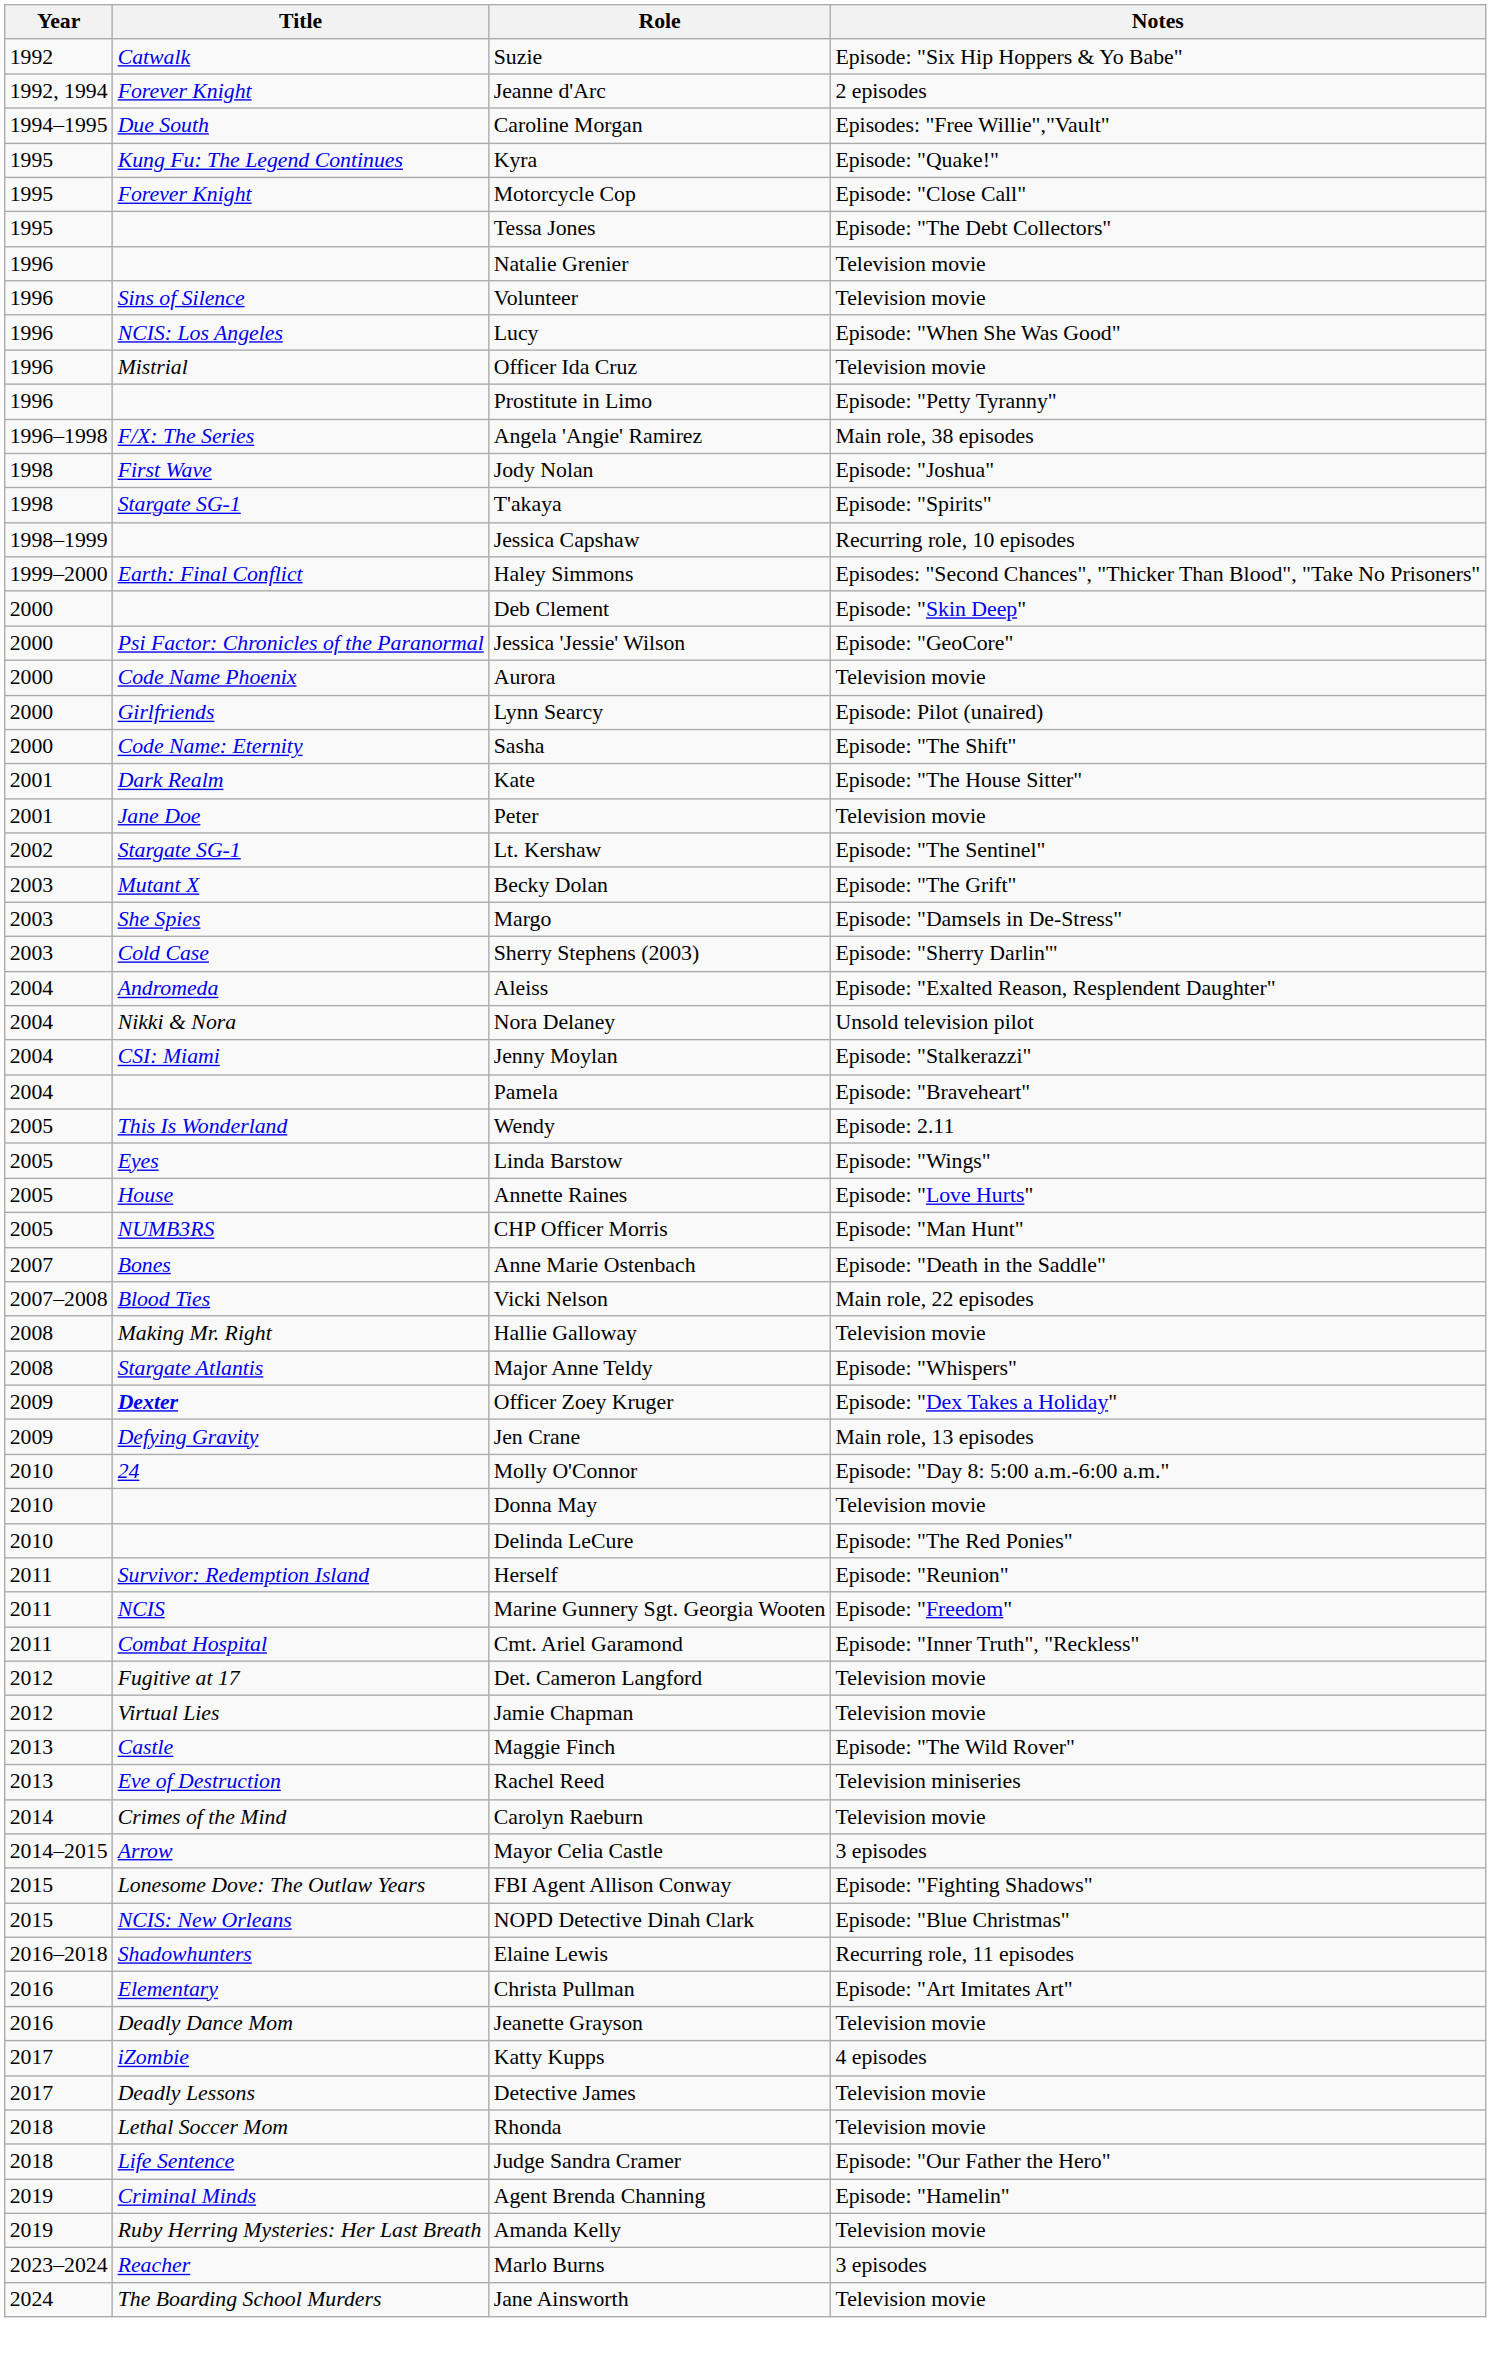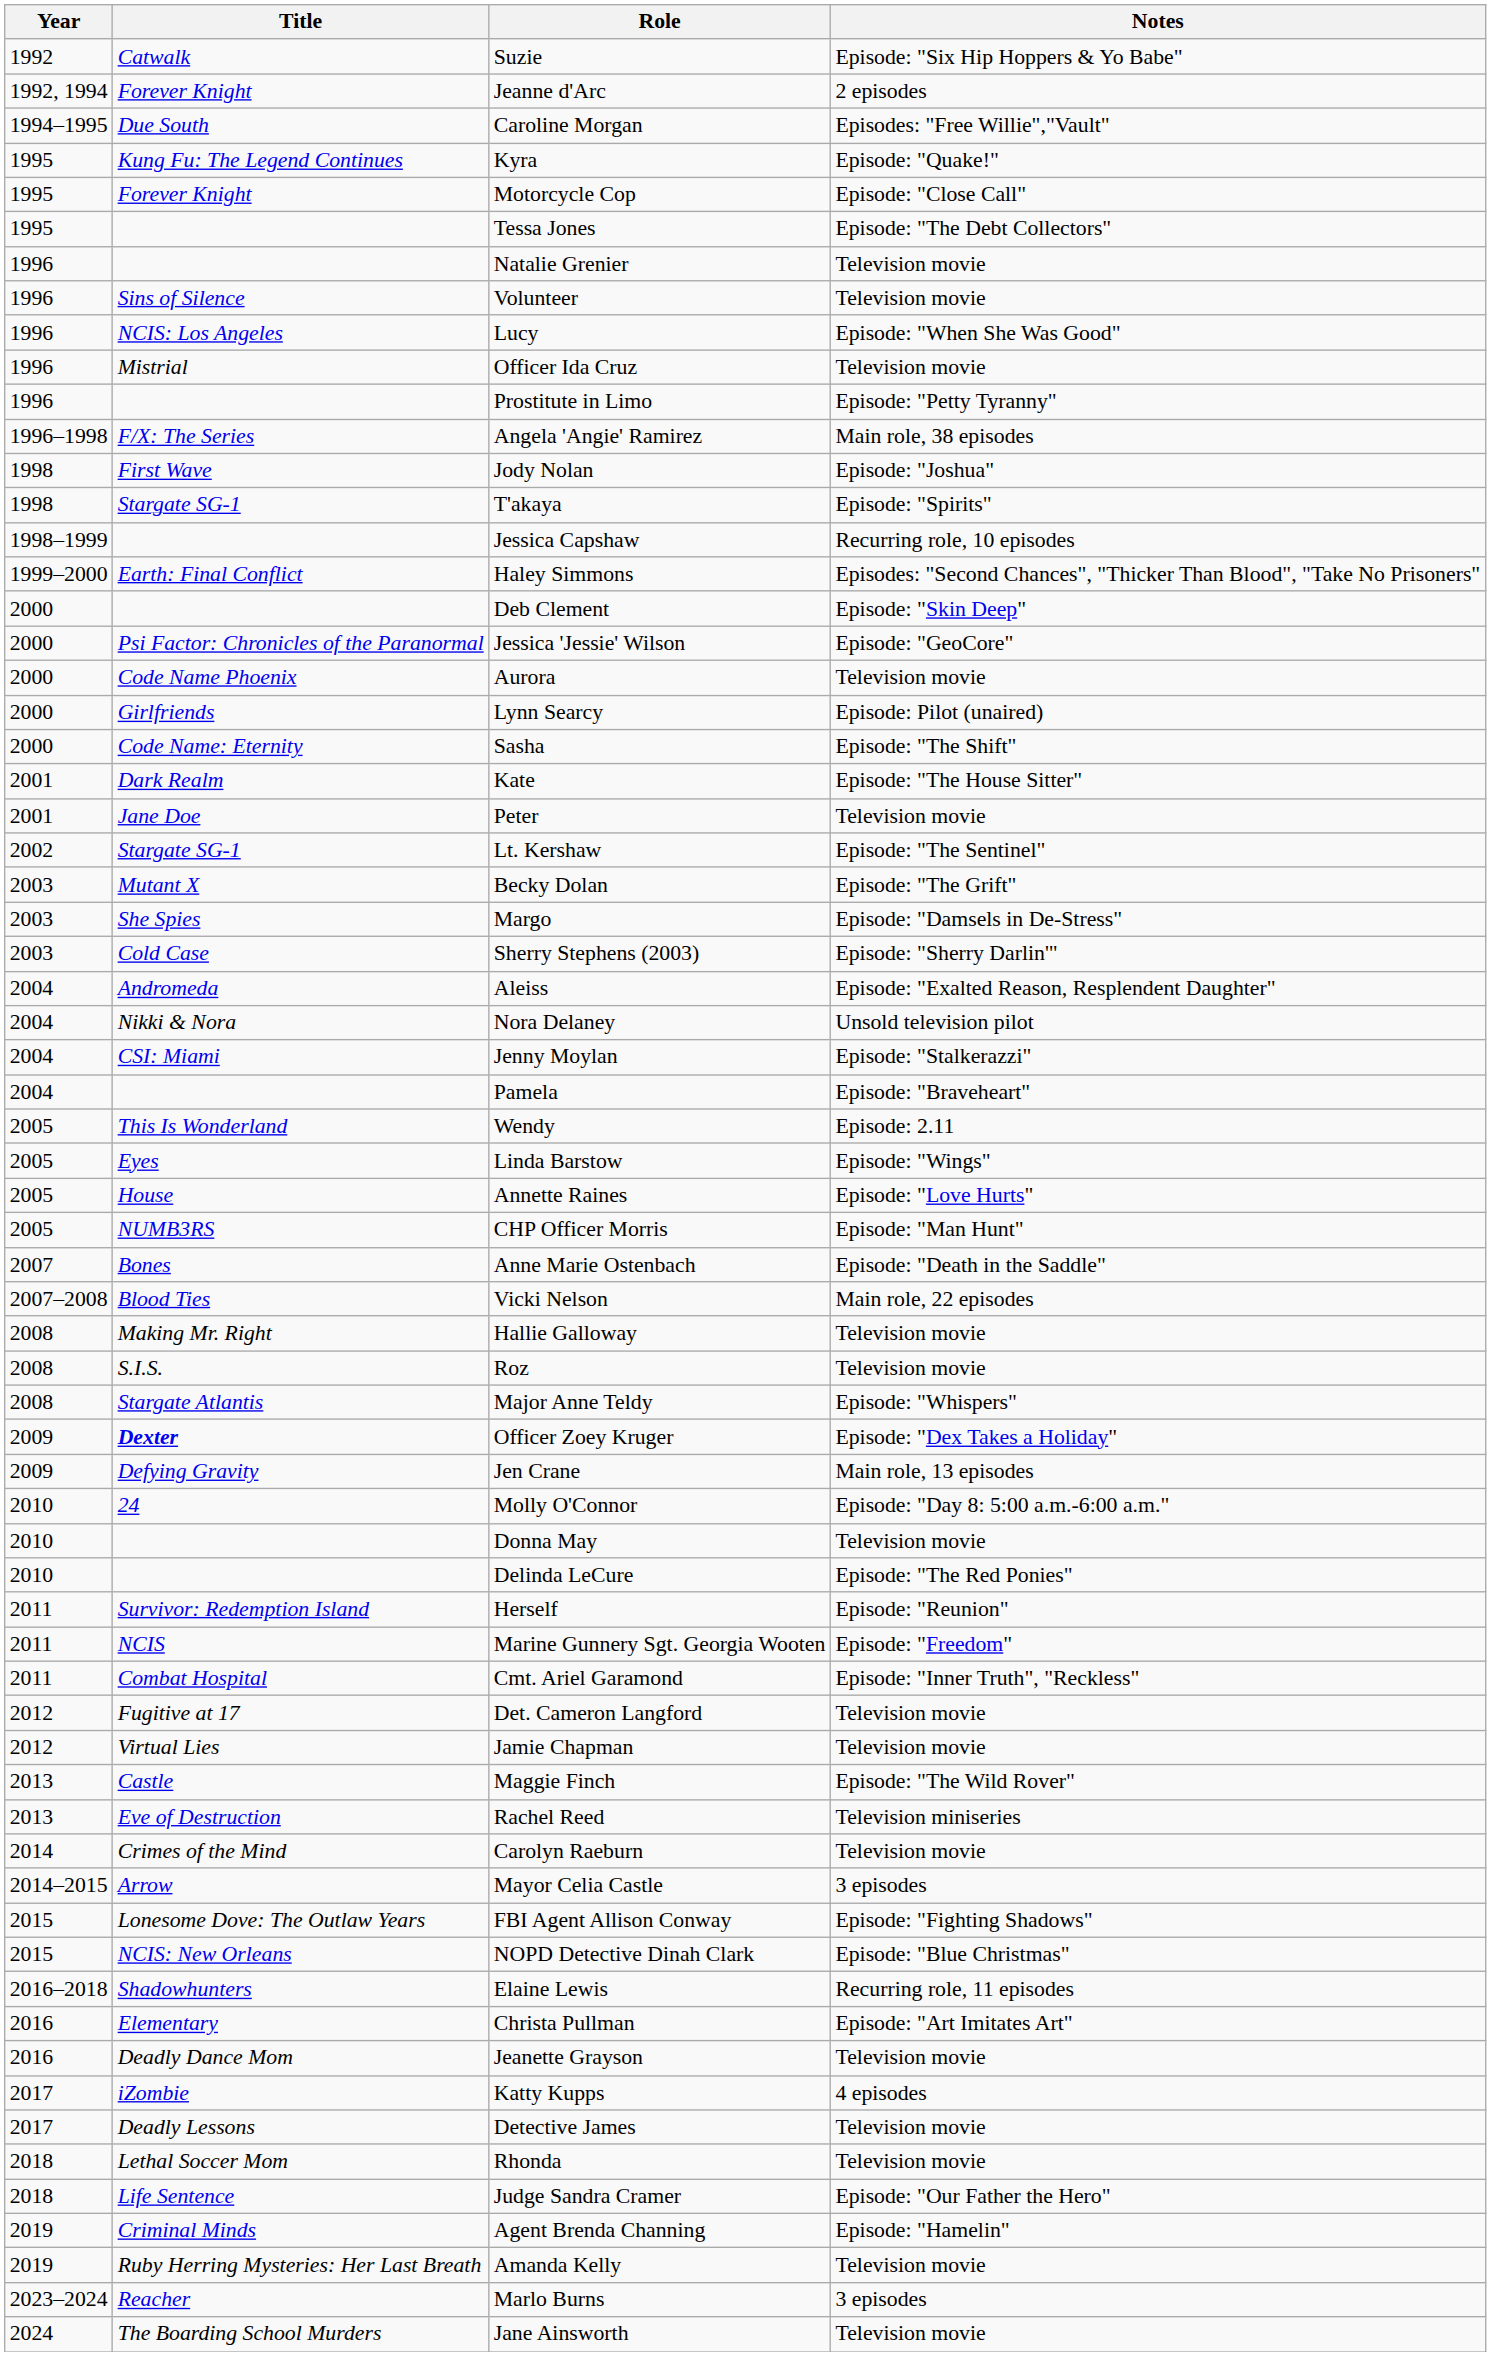+ row: (511, 1367)
